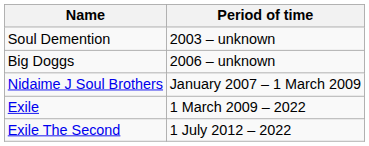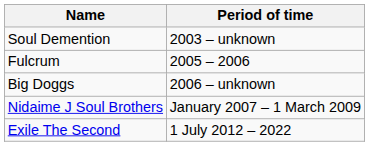+ row: (34, 61)
- row: (23, 107)
